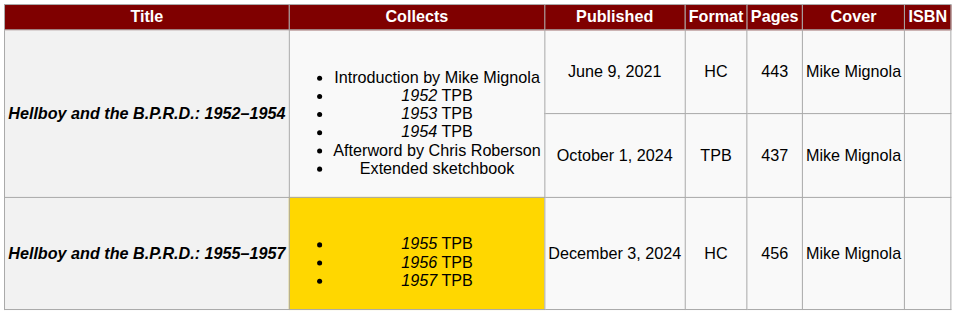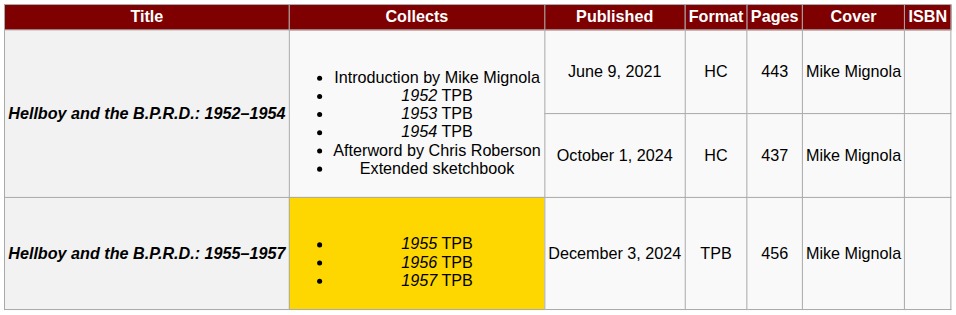(716, 155) TPB -> (716, 155) HC
(716, 253) HC -> (716, 253) TPB
